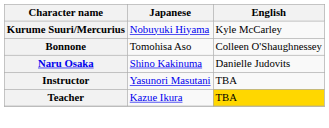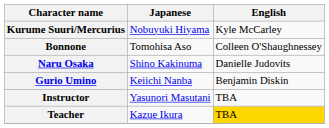+ row: (66, 81)
